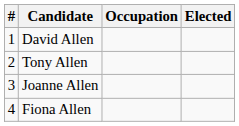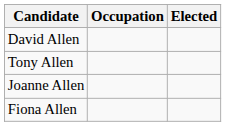- column: (12, 16)
